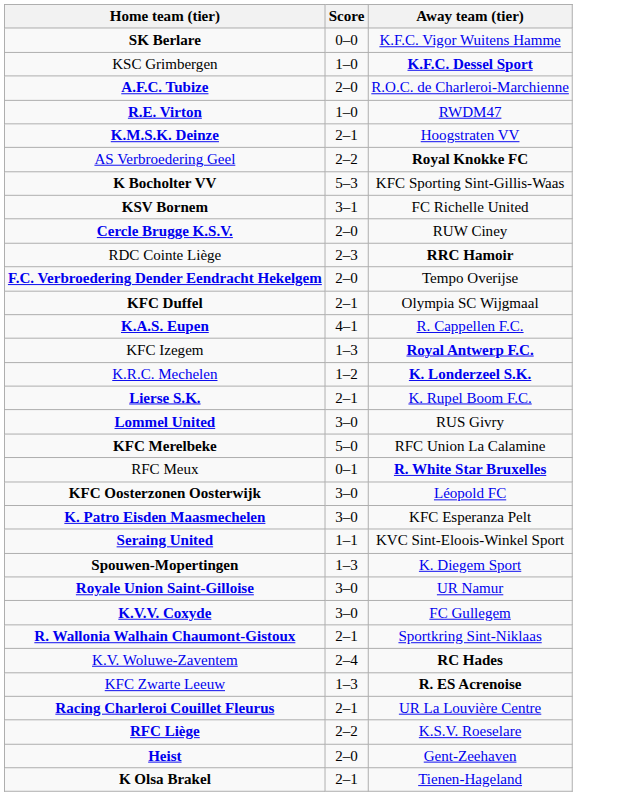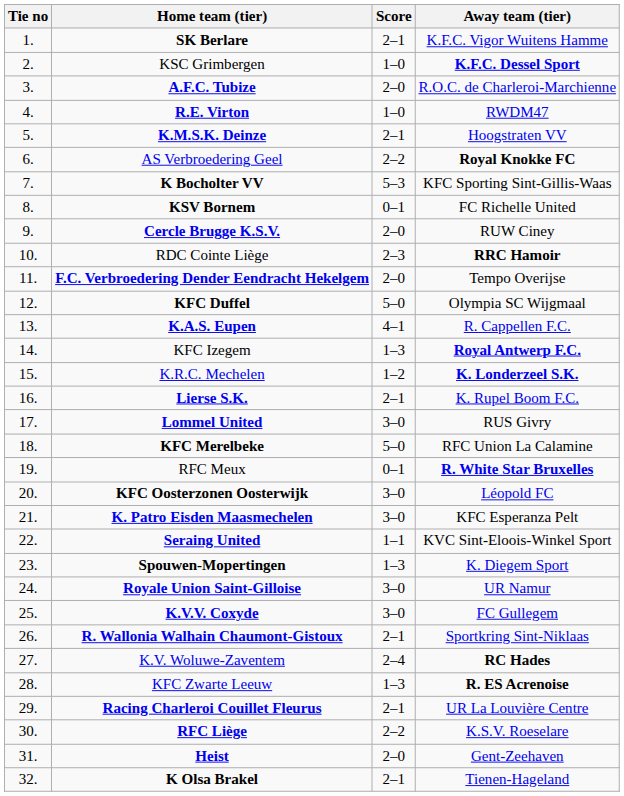+ column: (28, 16)
(347, 40) 0–0 -> (394, 40) 2–1
(347, 207) 3–1 -> (394, 207) 0–1
(347, 302) 2–1 -> (394, 302) 5–0
